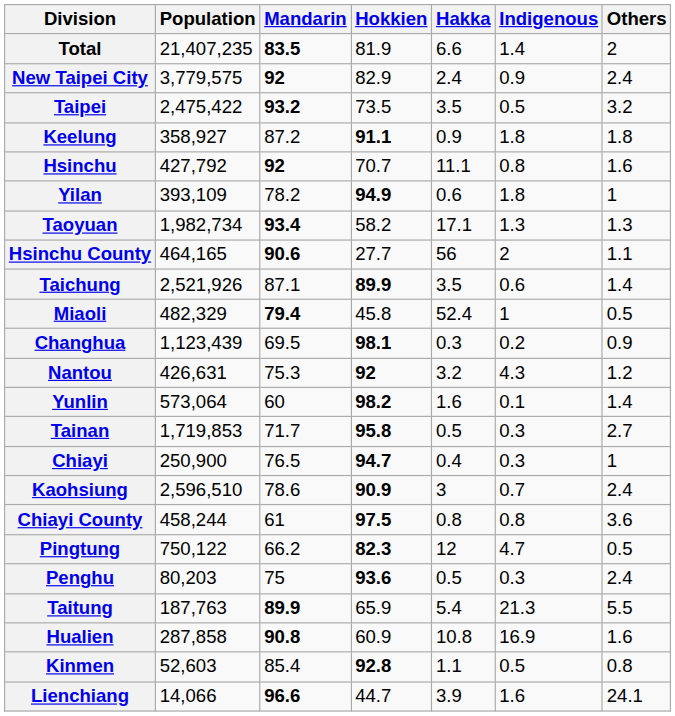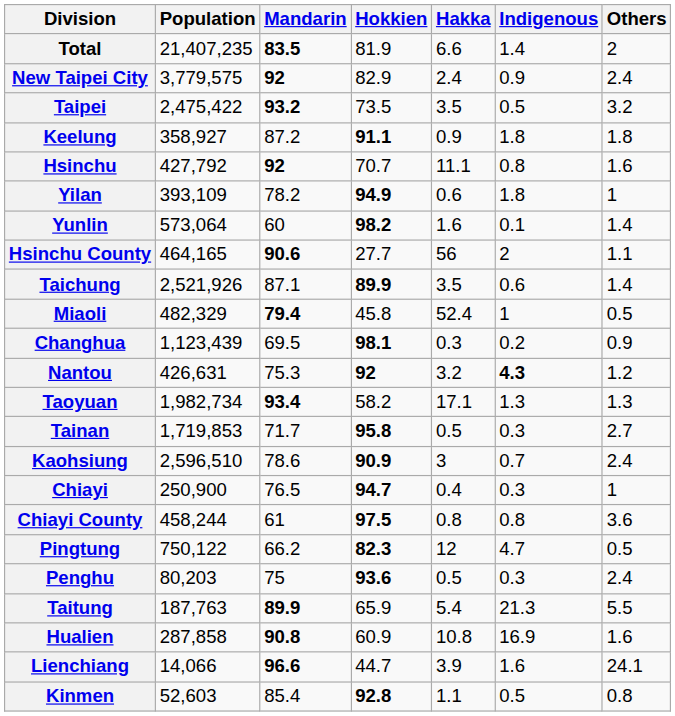rows swapped: (80, 225) <-> (80, 401)
(512, 372) normal -> (512, 372) bold
rows swapped: (80, 490) <-> (80, 460)
rows swapped: (80, 666) <-> (80, 696)
